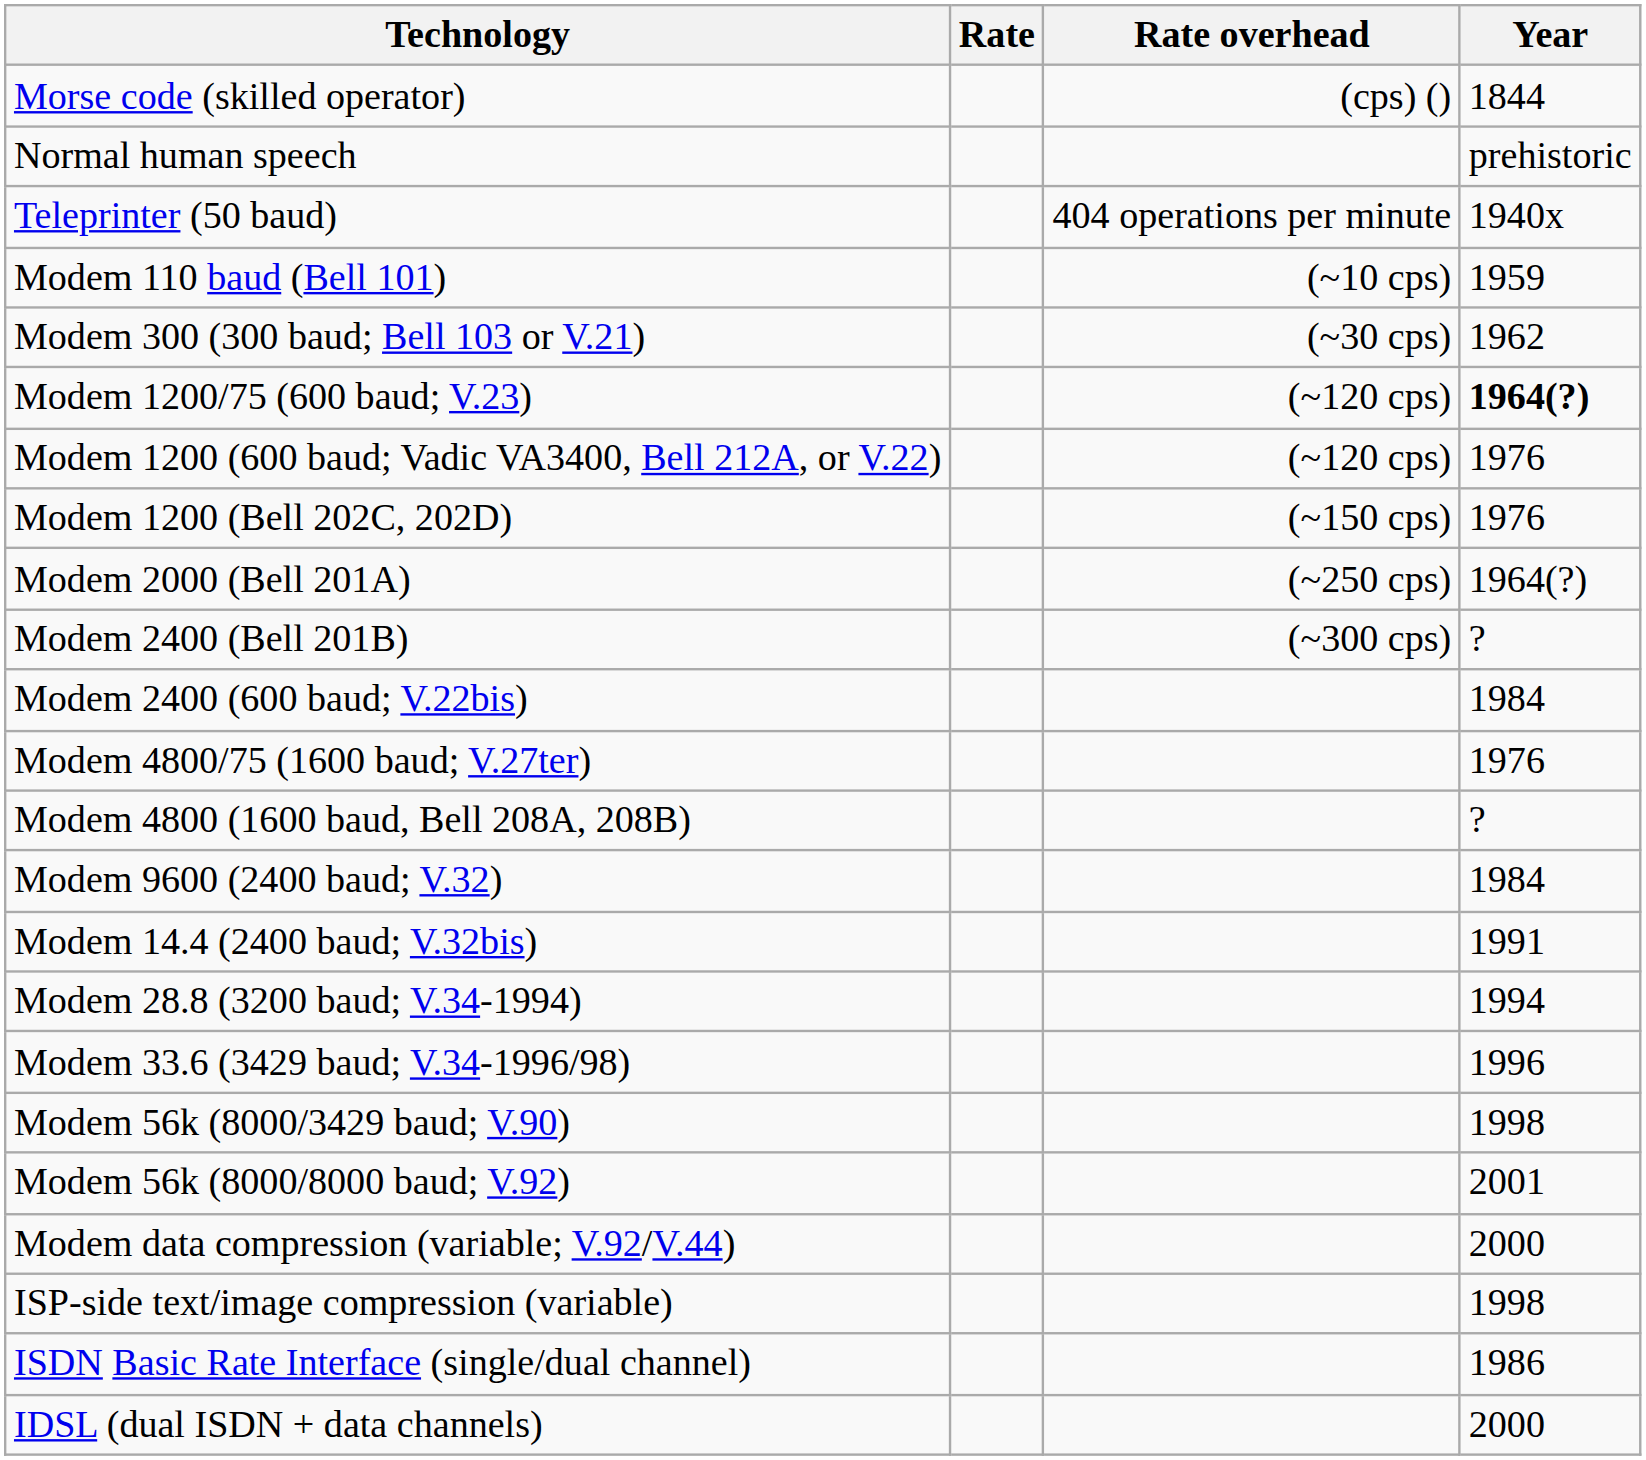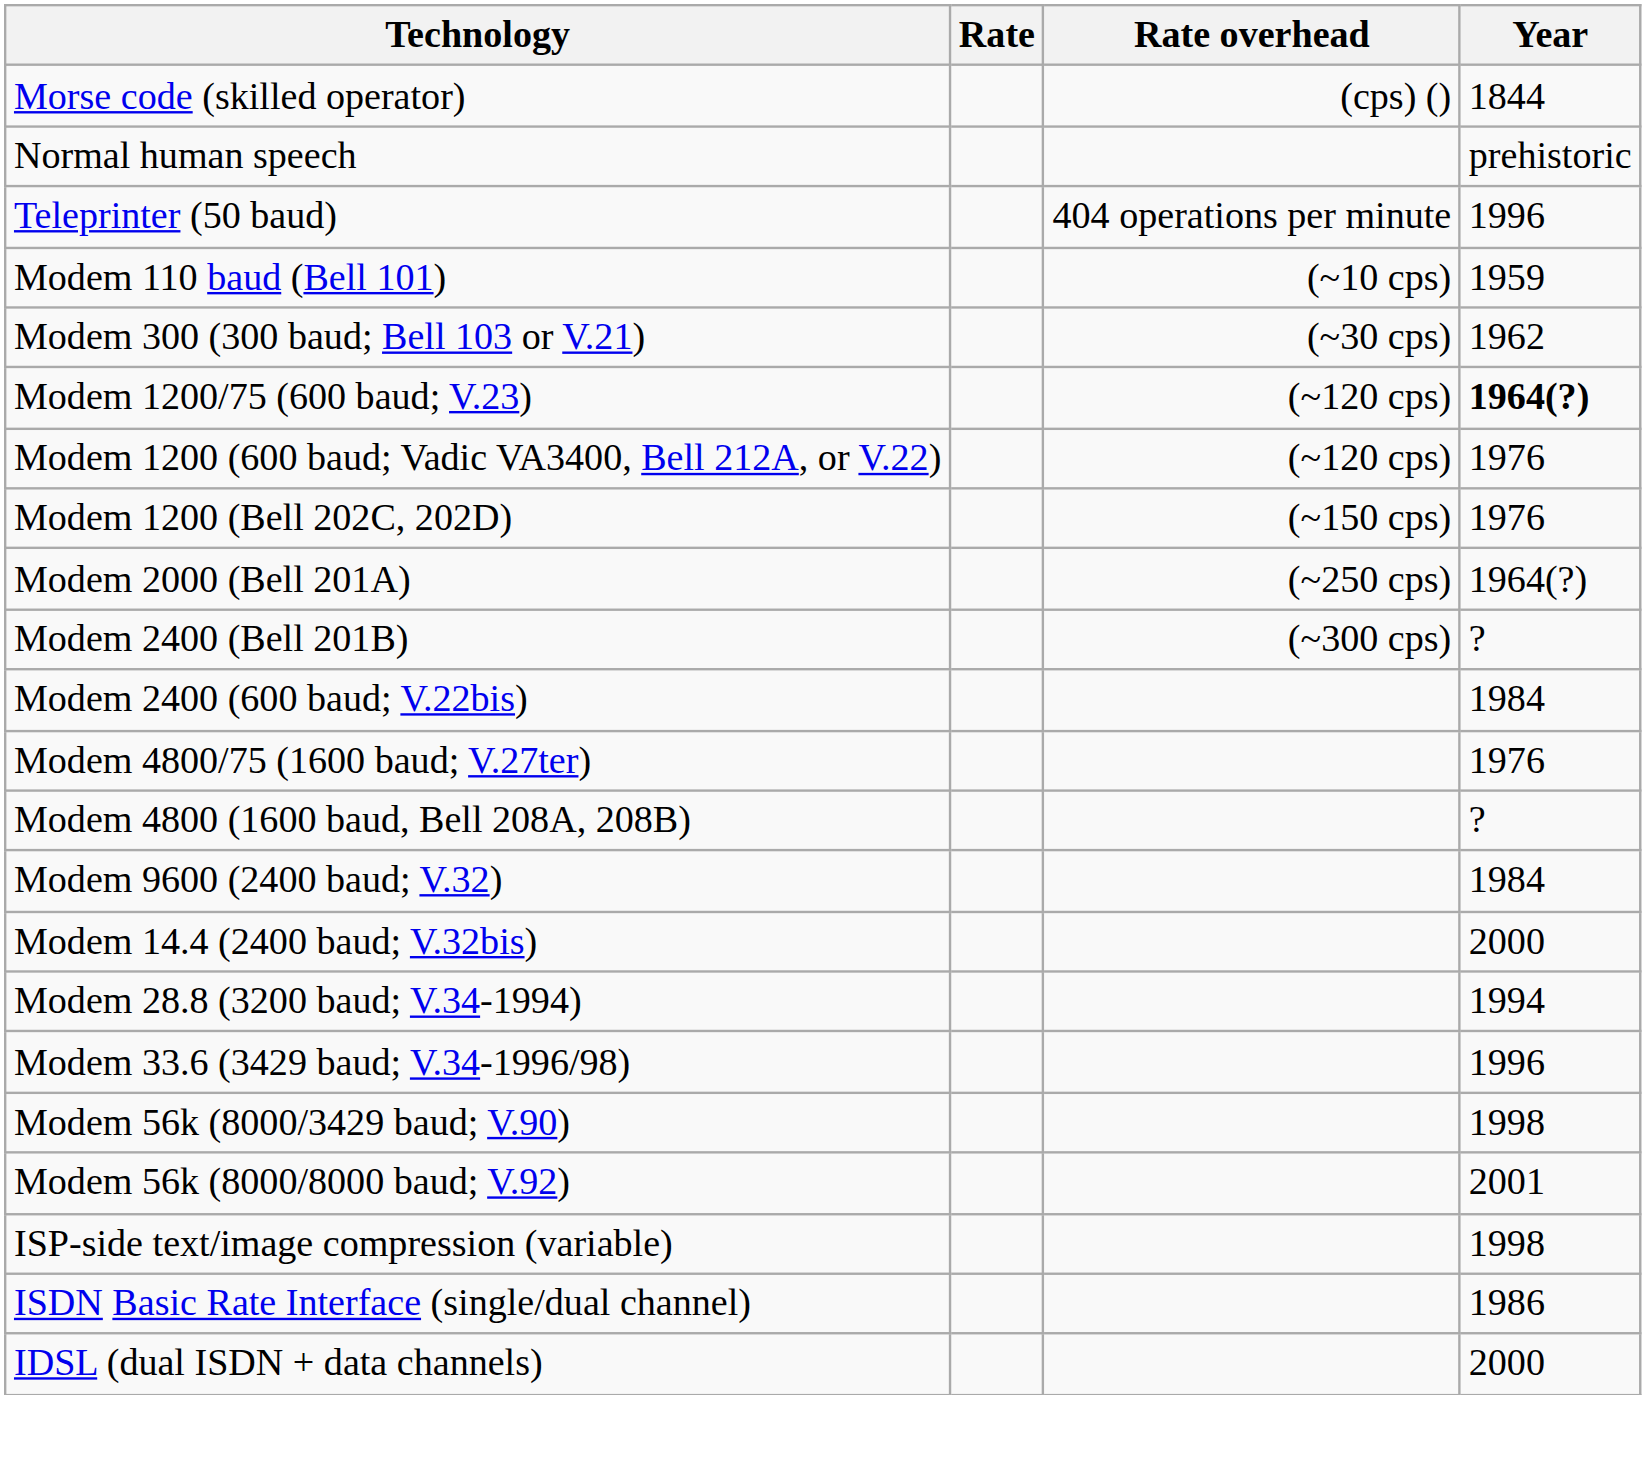(1516, 215) 1940x -> (1507, 215) 1996
(1507, 940) 1991 -> (1507, 940) 2000
- row: (375, 1242)
